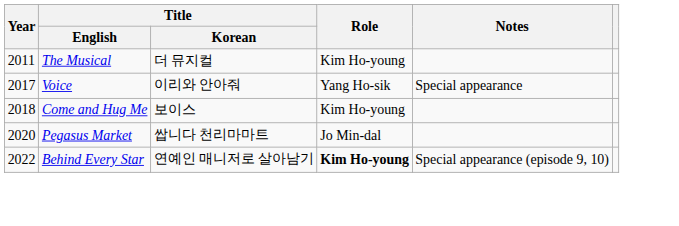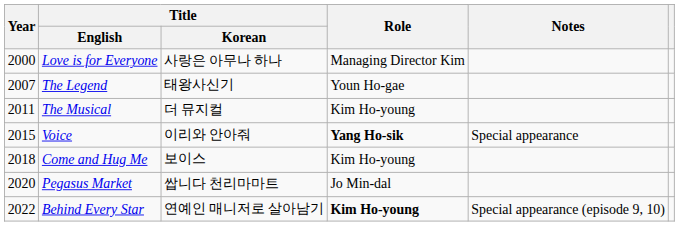+ row: (100, 60)
+ row: (75, 85)
(22, 85) 2017 -> (22, 135) 2015
(355, 85) normal -> (367, 135) bold
